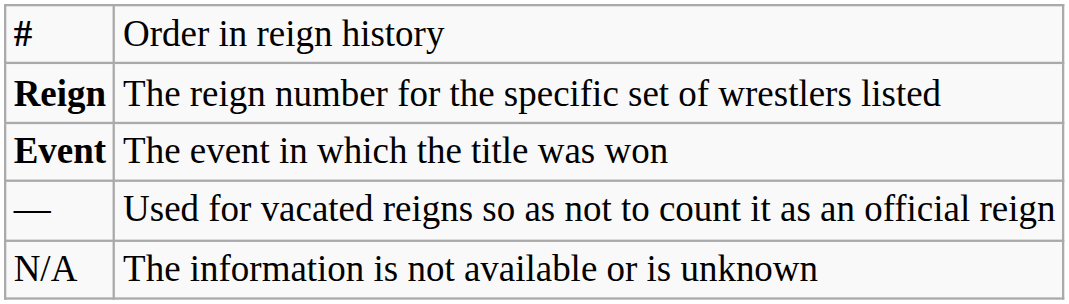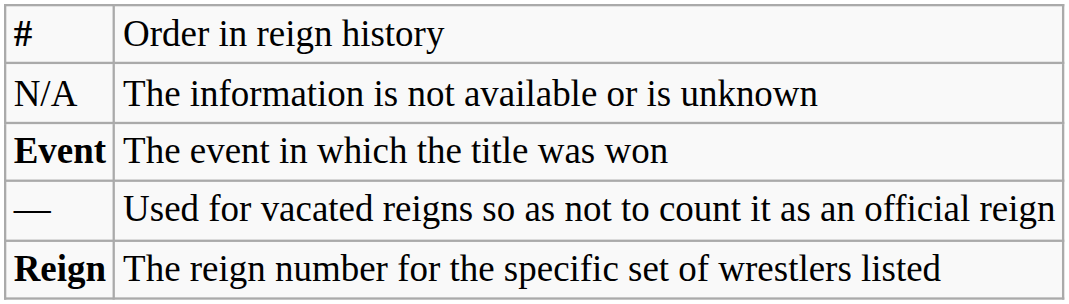rows swapped: (60, 92) <-> (46, 268)
